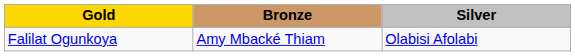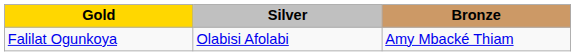columns swapped: (476, 16) <-> (288, 16)
